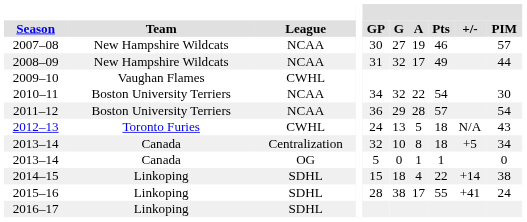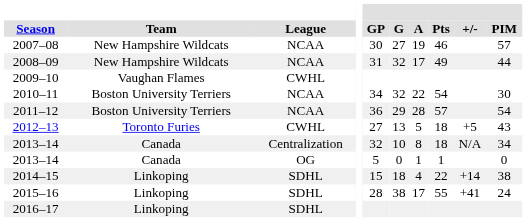(376, 127) 24 -> (376, 127) 27
(470, 127) N/A -> (470, 127) +5
(470, 143) +5 -> (470, 143) N/A
